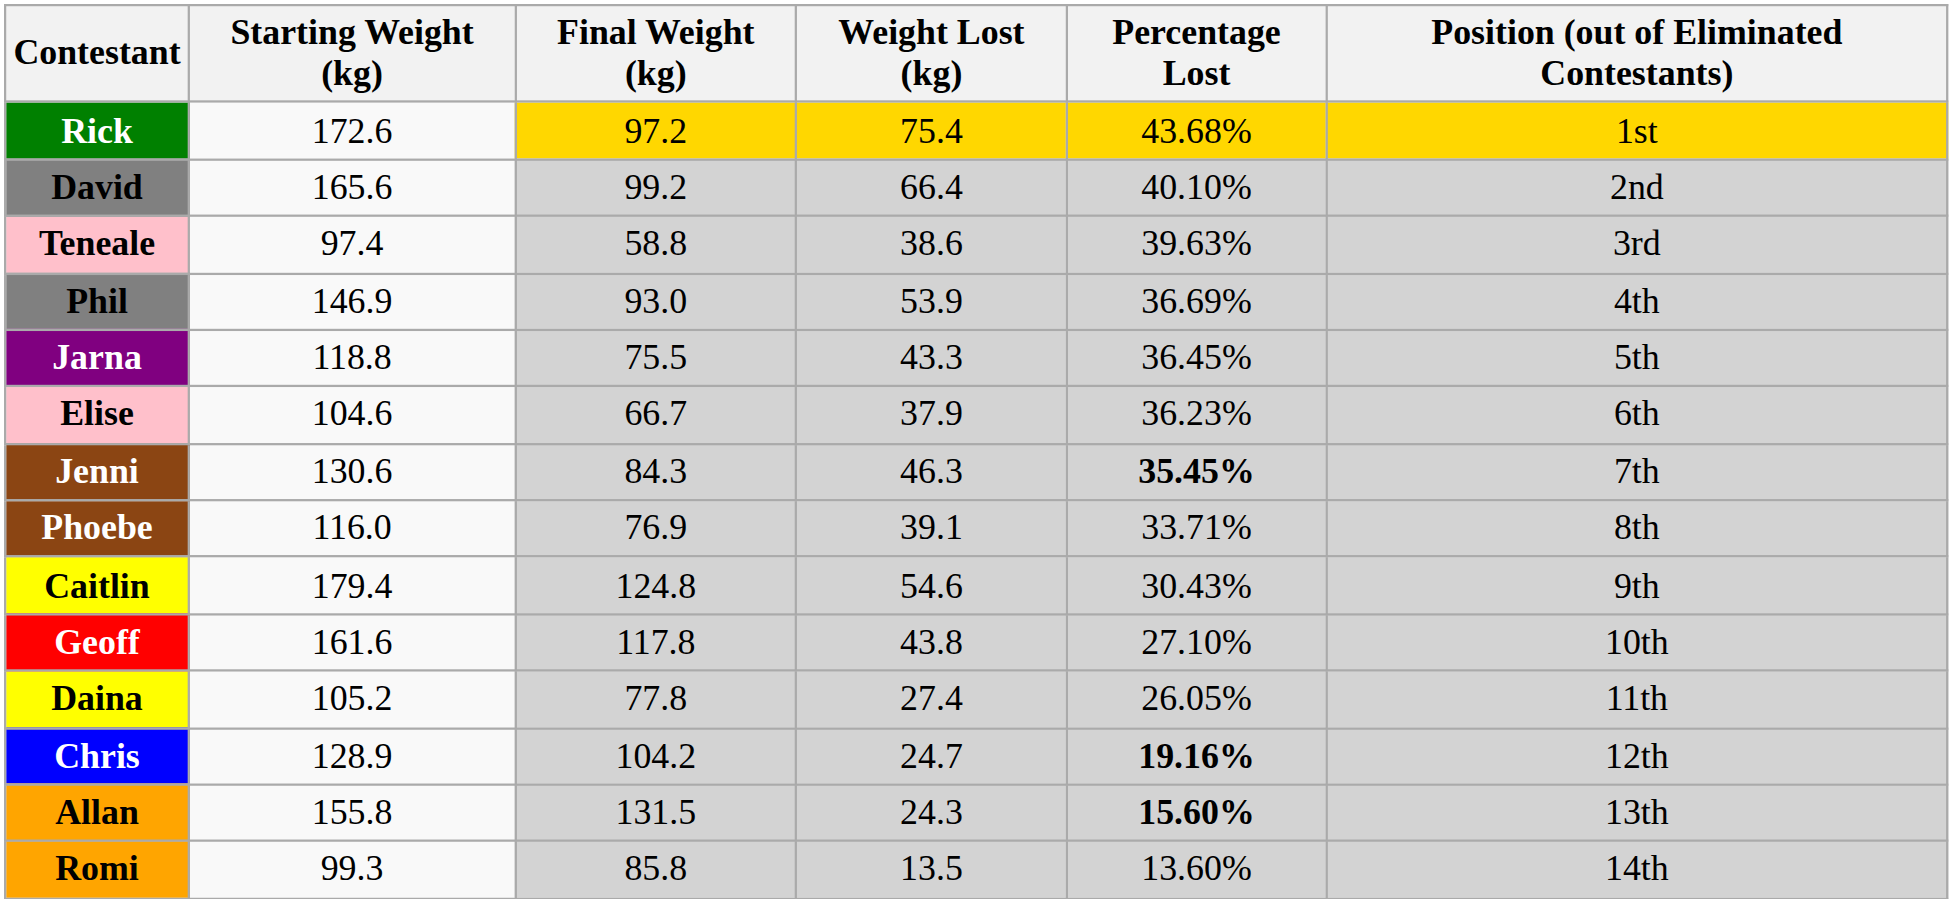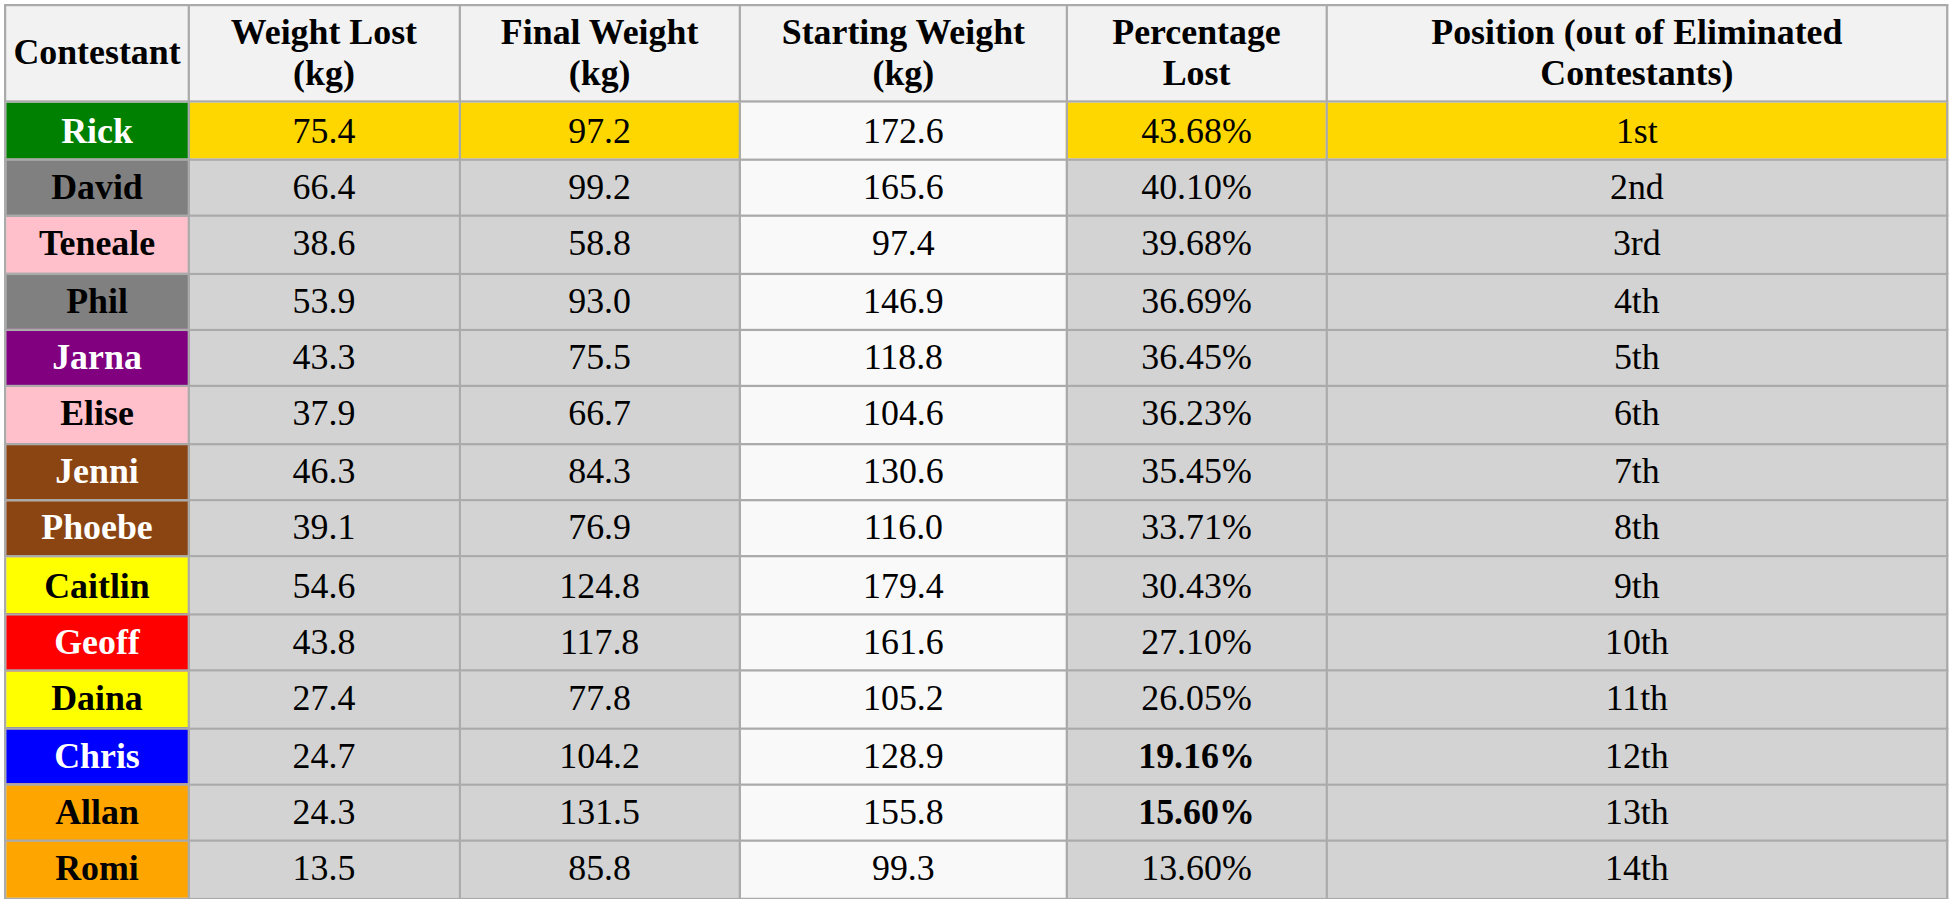columns swapped: (352, 53) <-> (931, 53)
(1197, 243) 39.63% -> (1197, 243) 39.68%
(1197, 471) bold -> (1197, 471) normal
